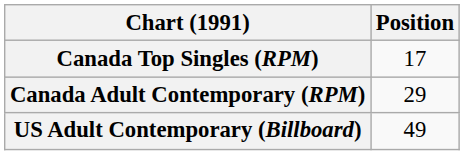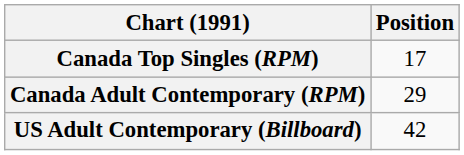(415, 130) 49 -> (415, 130) 42
